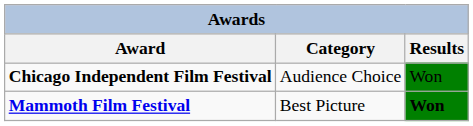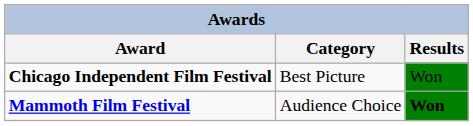(341, 77) Audience Choice -> (323, 77) Best Picture
(323, 106) Best Picture -> (341, 106) Audience Choice
